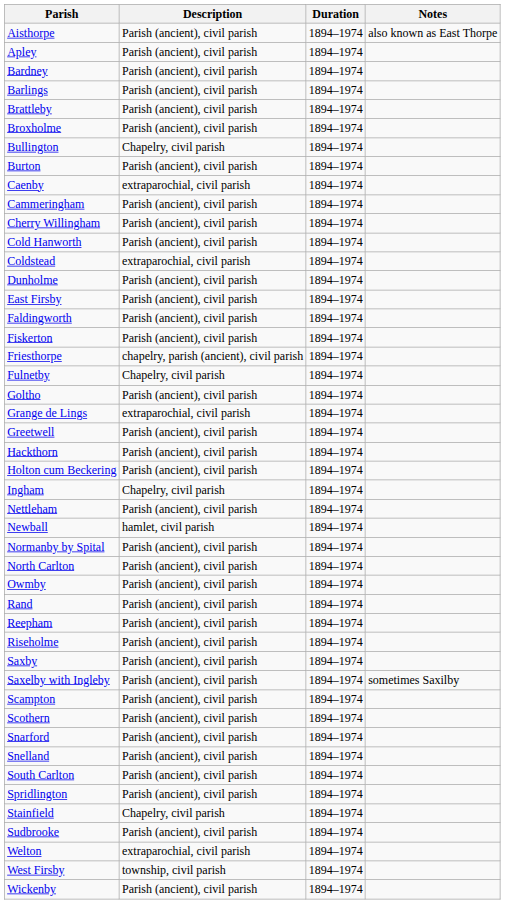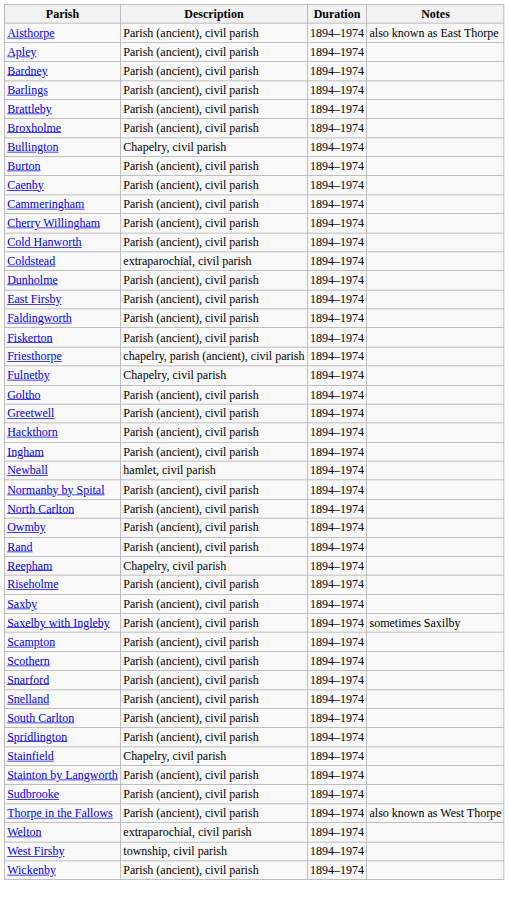(186, 185) extraparochial, civil parish -> (191, 185) Parish (ancient), civil parish
- row: (47, 413)
- row: (62, 470)
(173, 489) Chapelry, civil parish -> (191, 451) Parish (ancient), civil parish
- row: (32, 508)
(190, 623) Parish (ancient), civil parish -> (175, 565) Chapelry, civil parish
+ row: (62, 775)
+ row: (60, 813)
